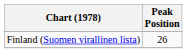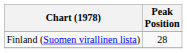(162, 39) 26 -> (162, 39) 28
